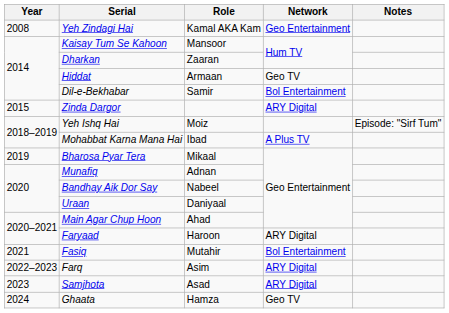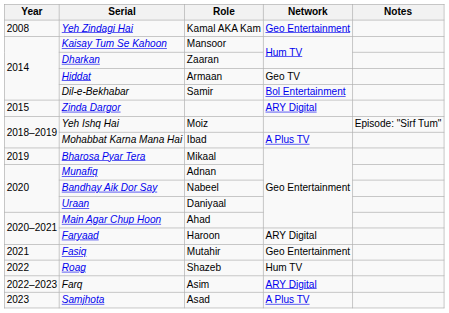(306, 252) Bol Entertainment -> (308, 252) Geo Entertainment
+ row: (74, 268)
(291, 284) ARY Digital -> (288, 300) A Plus TV
- row: (78, 300)
